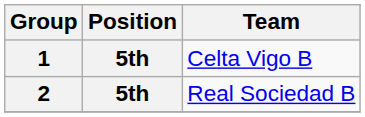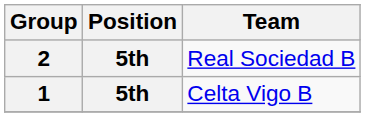rows swapped: (44, 58) <-> (44, 93)
